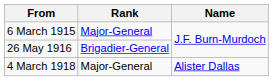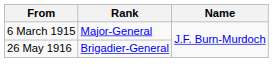- row: (41, 66)
